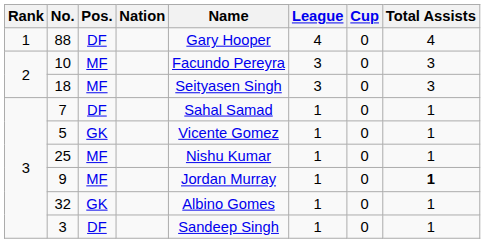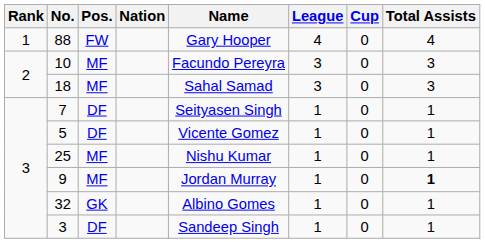(97, 40) DF -> (97, 40) FW
(229, 86) Seityasen Singh -> (229, 86) Sahal Samad
(229, 110) Sahal Samad -> (229, 110) Seityasen Singh
(97, 133) GK -> (97, 133) DF
